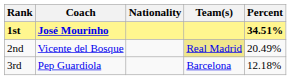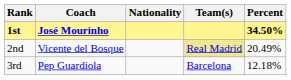(265, 30) 34.51% -> (265, 30) 34.50%
